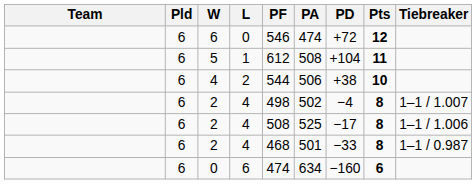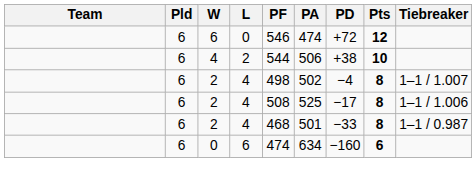- row: (214, 59)
